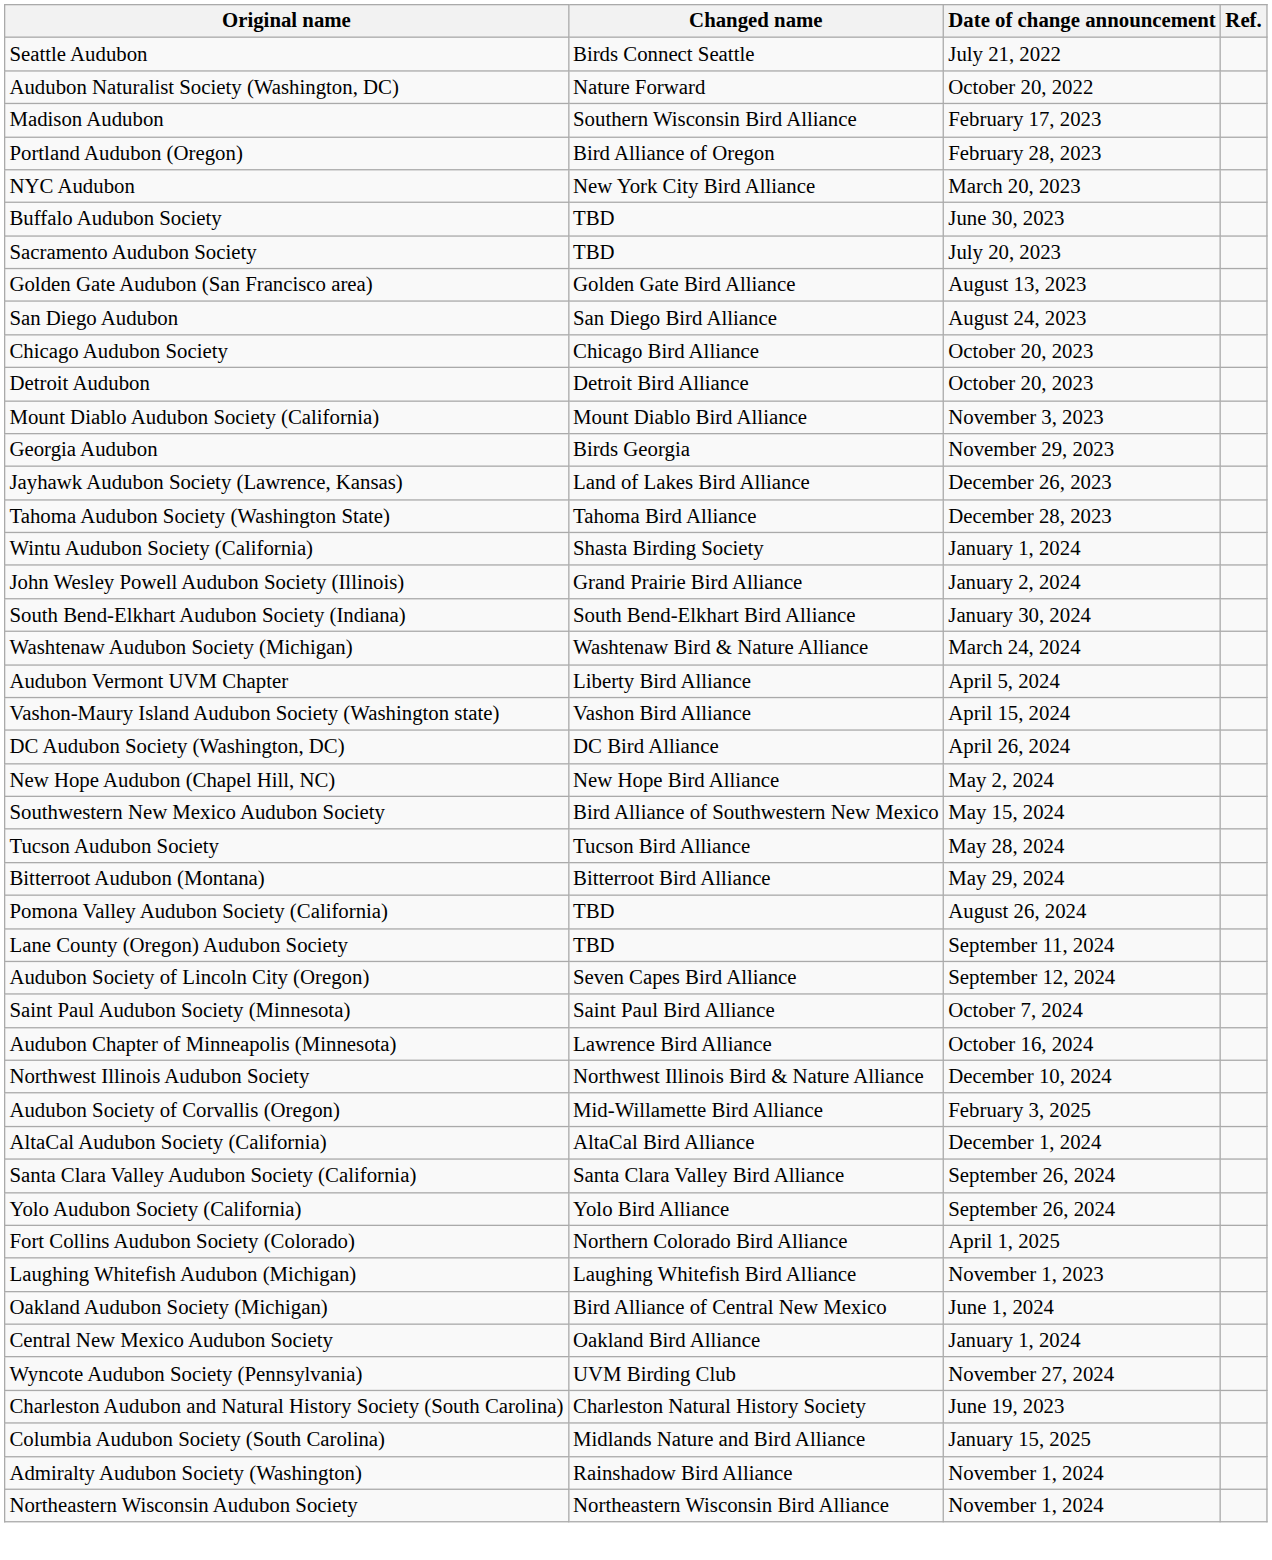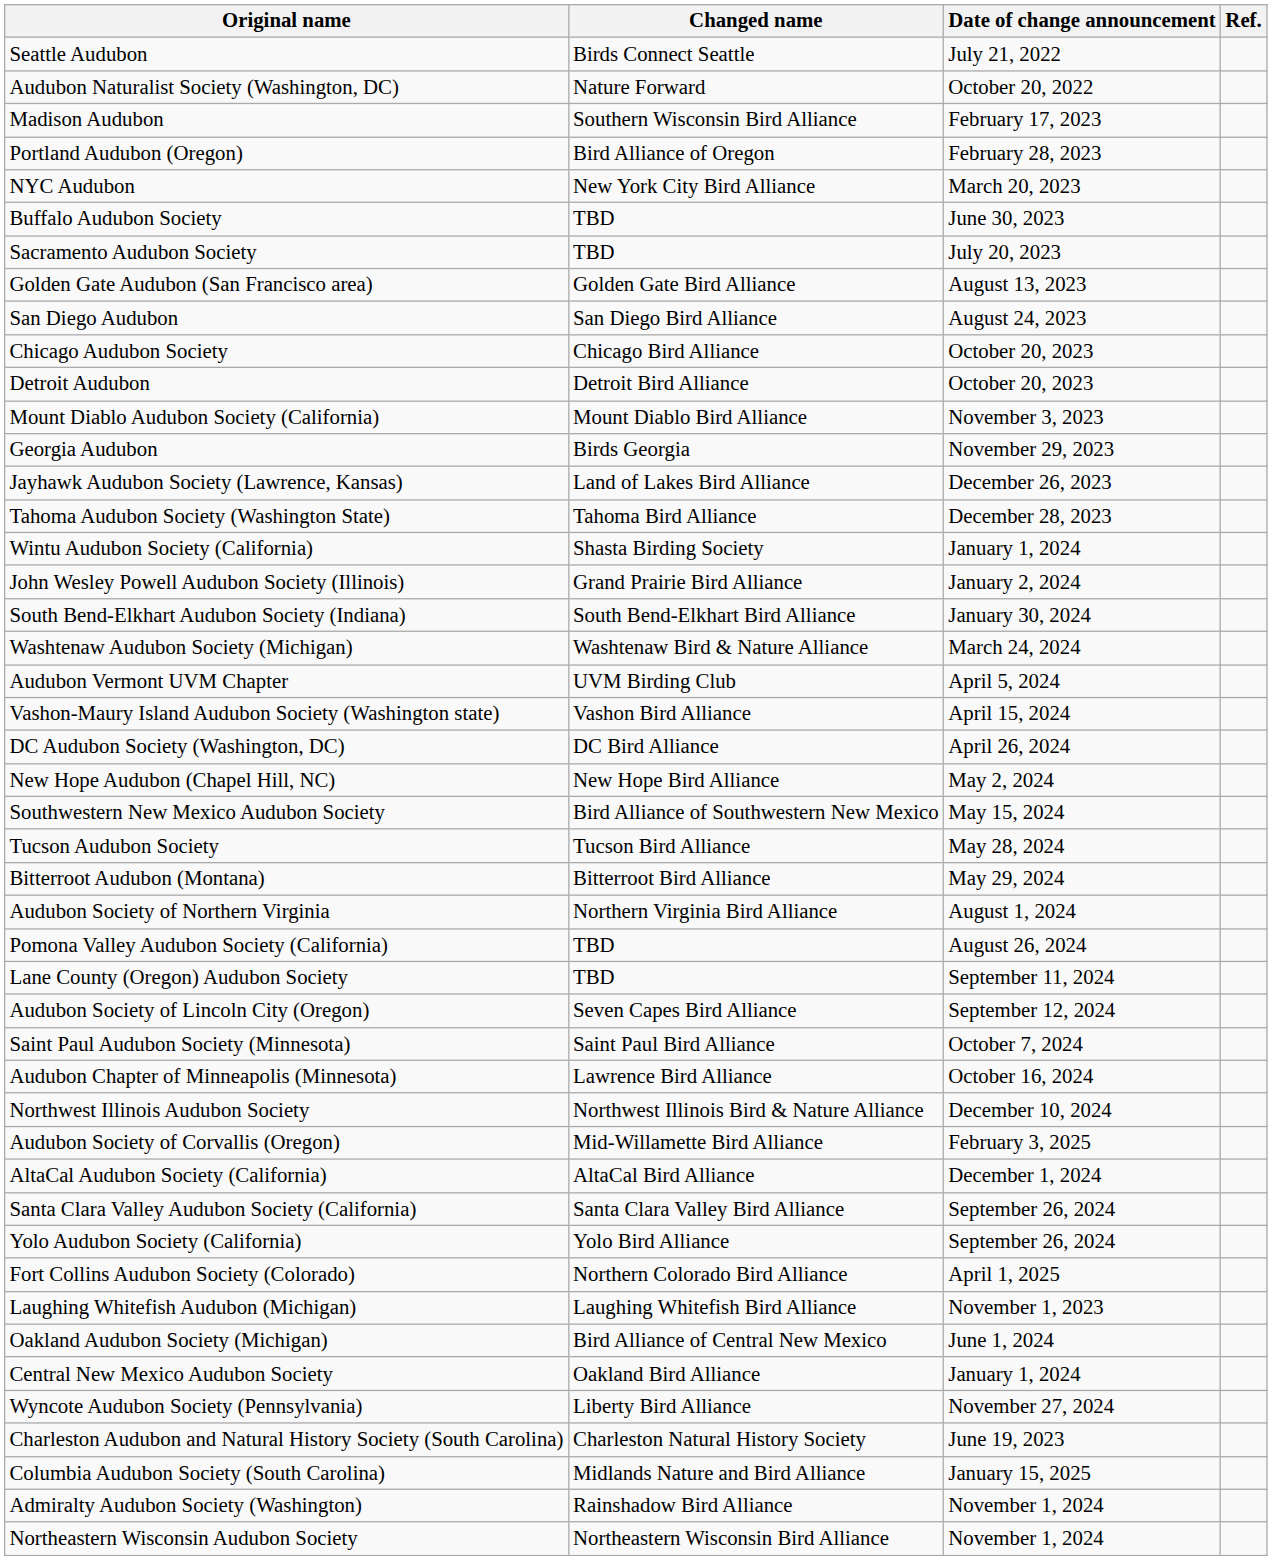(662, 680) Liberty Bird Alliance -> (655, 680) UVM Birding Club
+ row: (170, 911)
(655, 1373) UVM Birding Club -> (662, 1406) Liberty Bird Alliance
